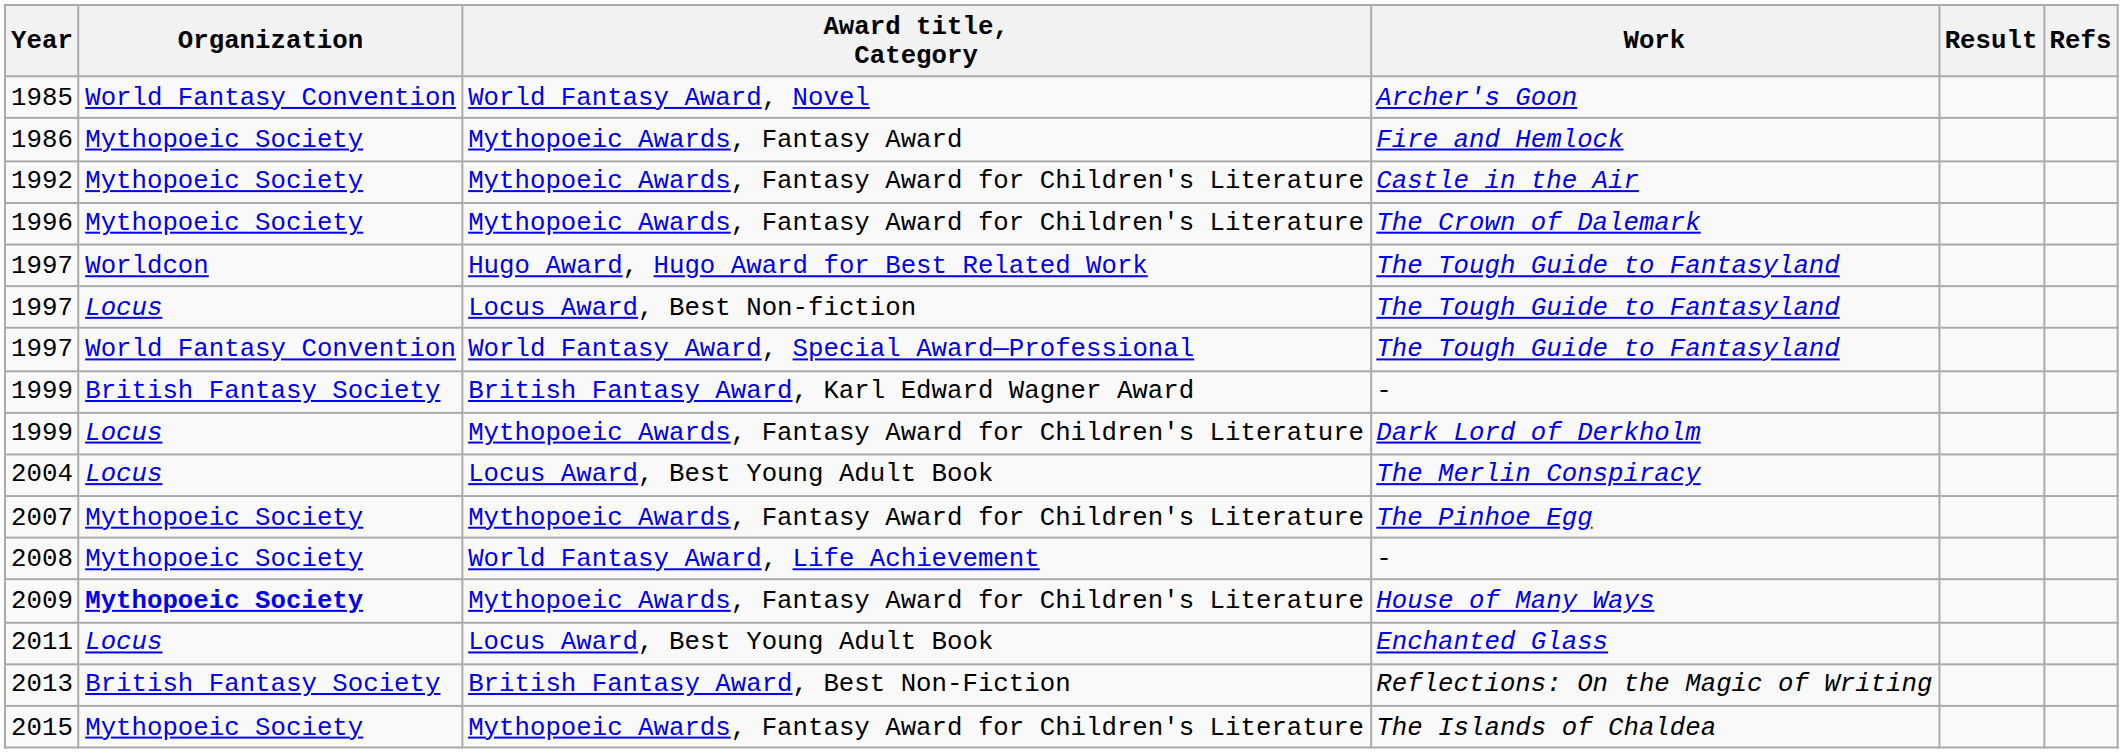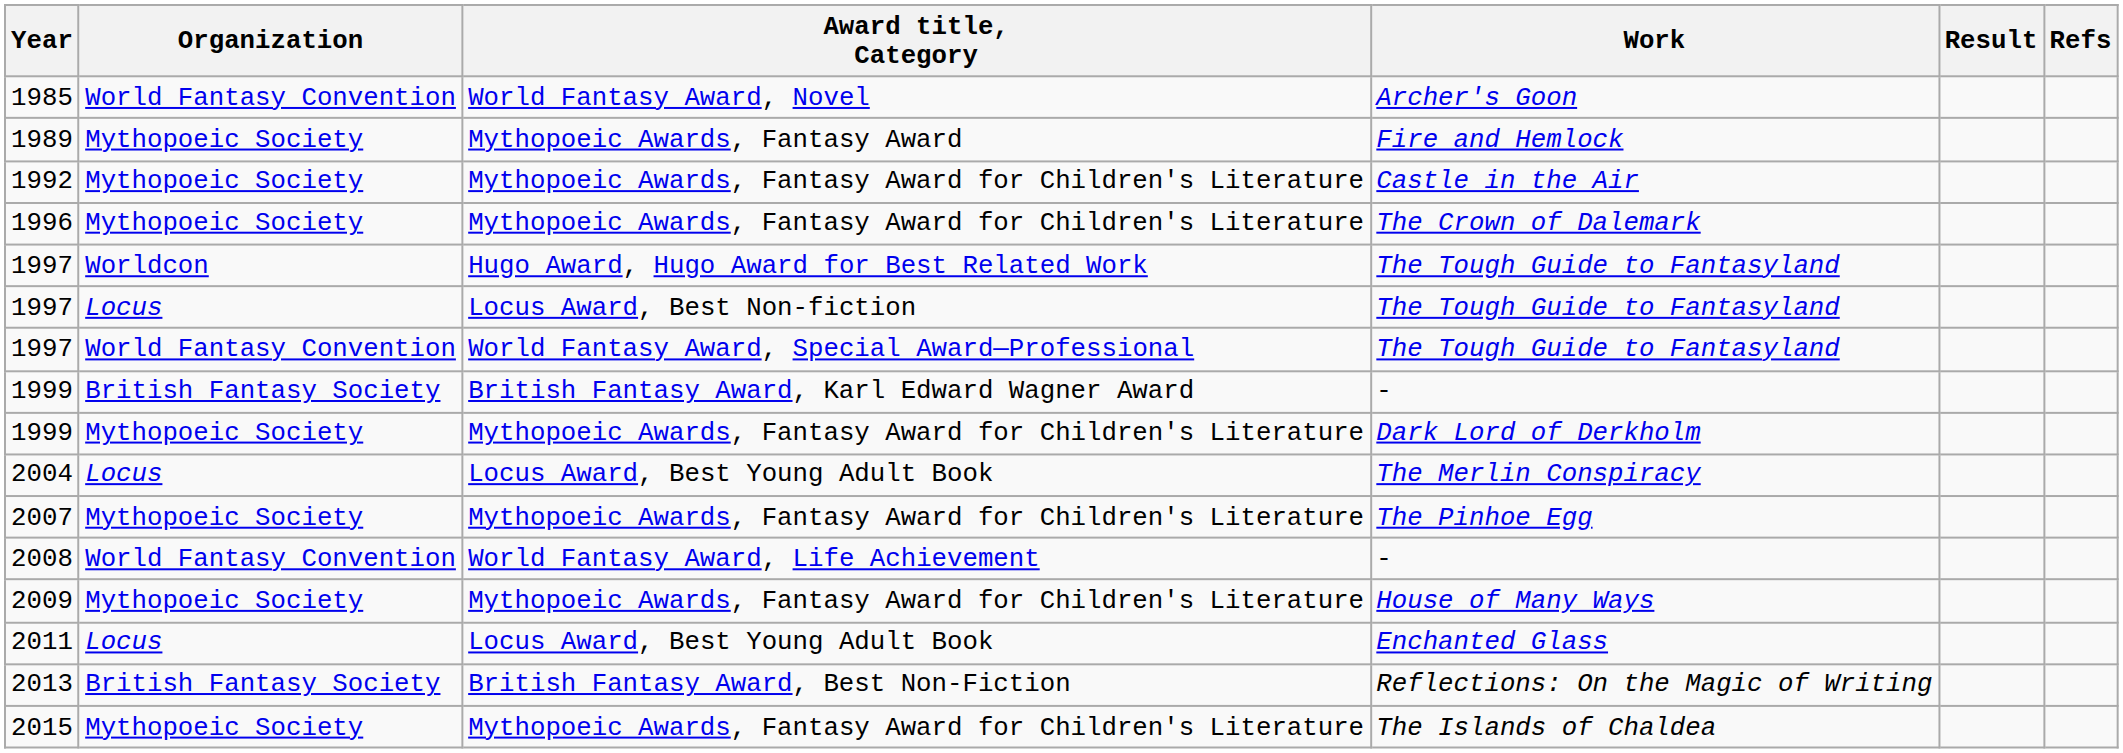(42, 140) 1986 -> (42, 140) 1989
(124, 433) Locus -> (224, 433) Mythopoeic Society
(224, 559) Mythopoeic Society -> (271, 559) World Fantasy Convention
(224, 601) bold -> (224, 601) normal
